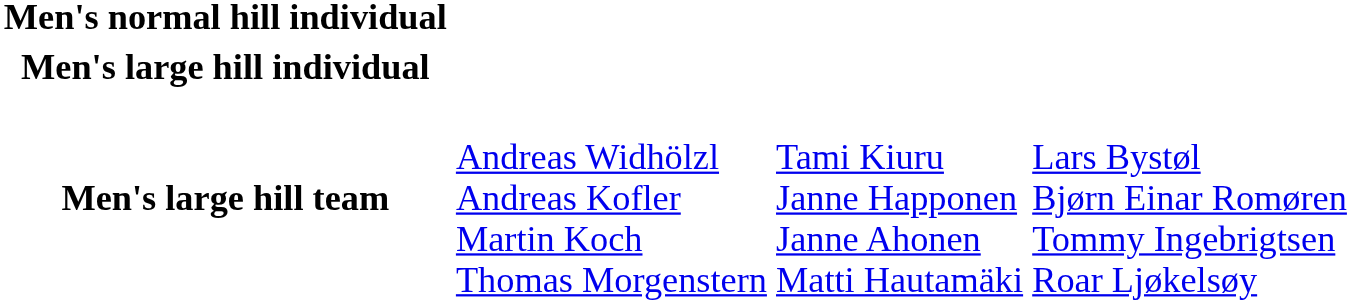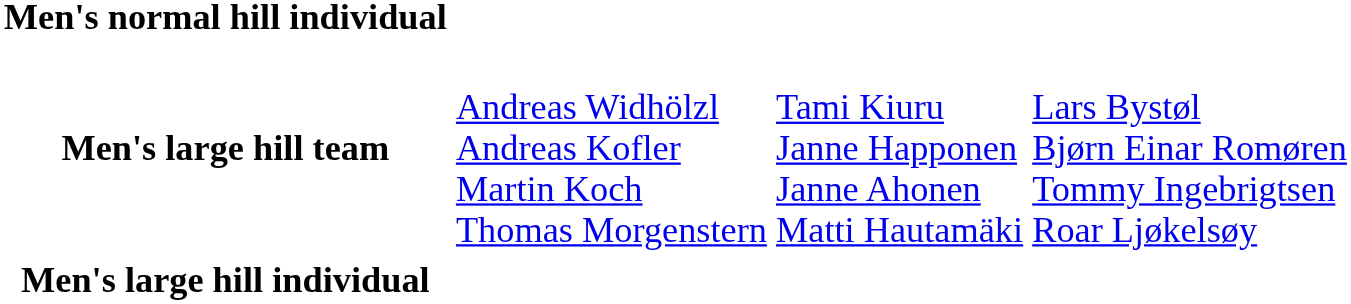rows swapped: (225, 66) <-> (225, 198)
